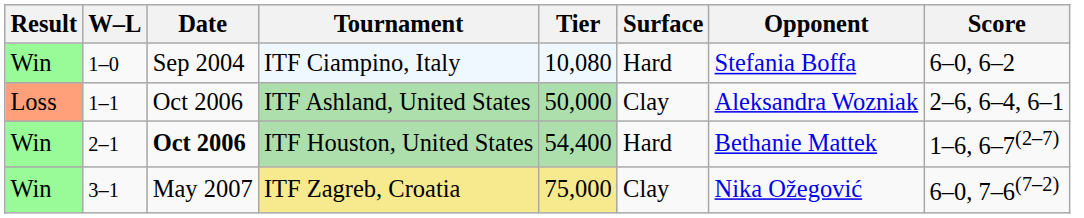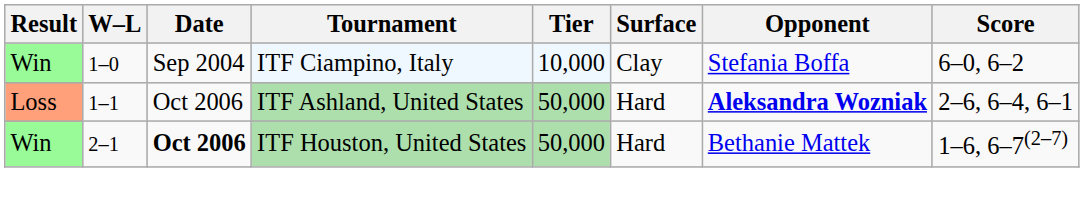(578, 62) 10,080 -> (571, 62) 10,000
(648, 62) Hard -> (639, 62) Clay
(646, 101) Clay -> (641, 101) Hard
(816, 101) normal -> (817, 101) bold
(578, 143) 54,400 -> (571, 143) 50,000
- row: (362, 189)
